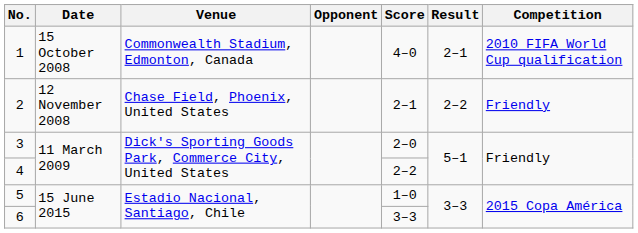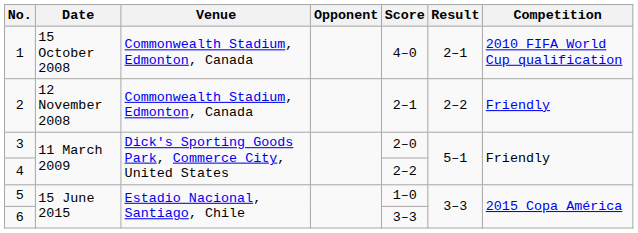(209, 105) Chase Field, Phoenix, United States -> (209, 105) Commonwealth Stadium, Edmonton, Canada
